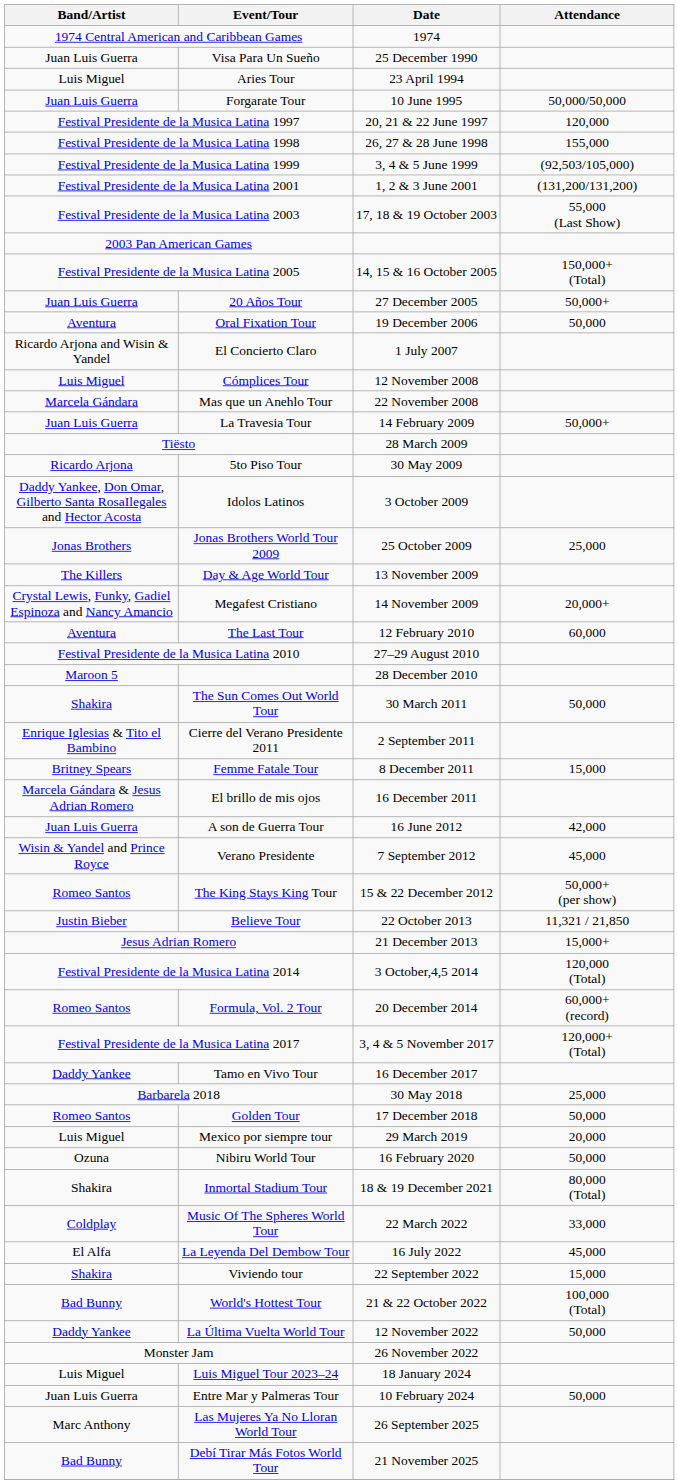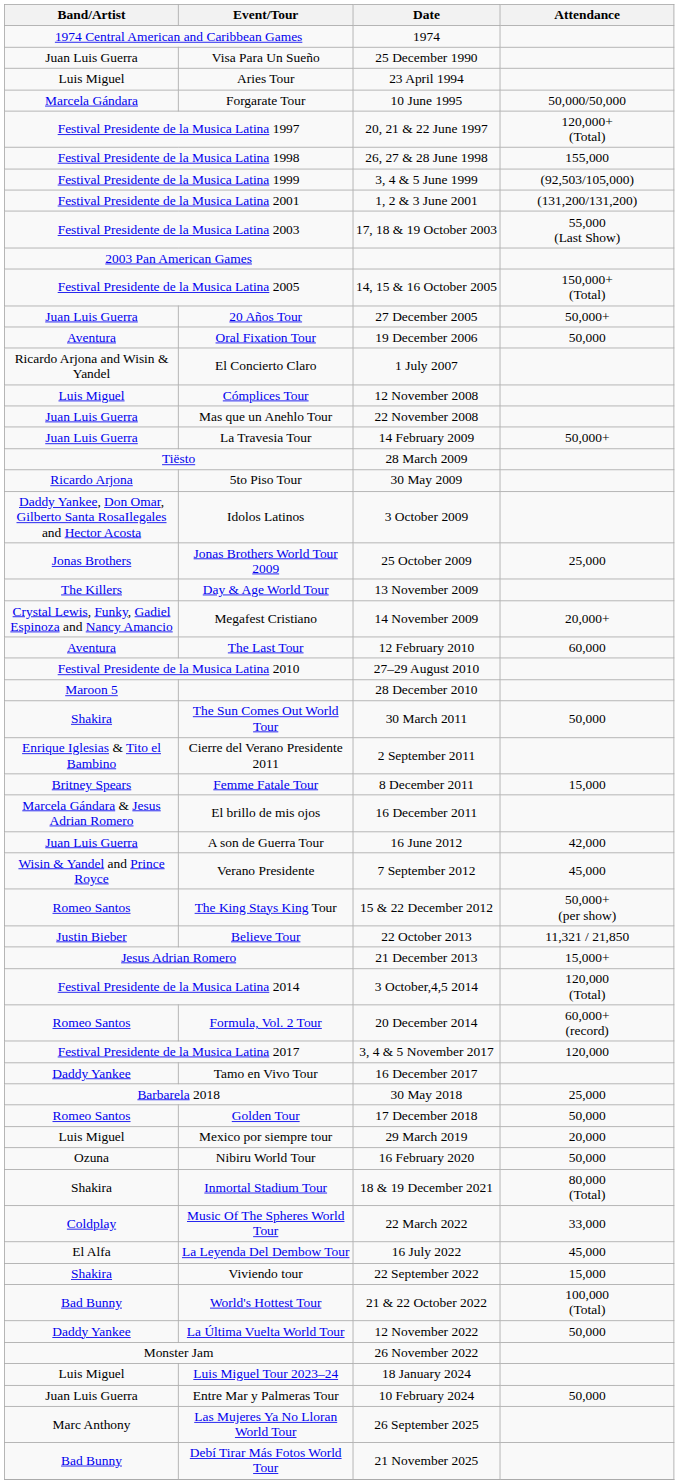(92, 100) Juan Luis Guerra -> (92, 100) Marcela Gándara
(587, 121) 120,000 -> (587, 129) 120,000+ (Total)
(92, 401) Marcela Gándara -> (92, 416) Juan Luis Guerra
(587, 1044) 120,000+ (Total) -> (587, 1051) 120,000
